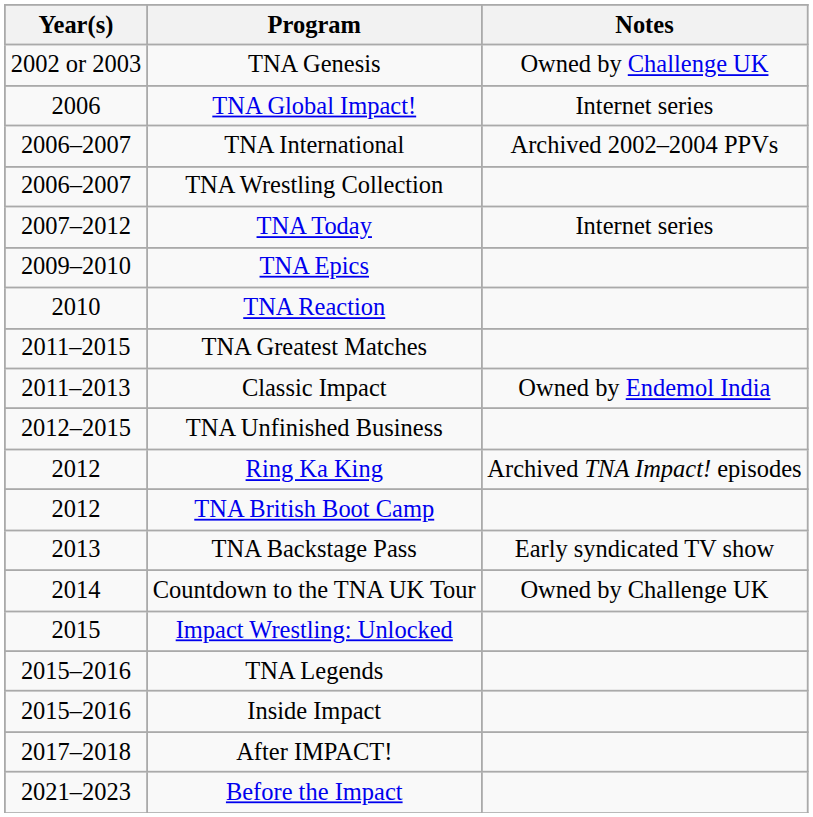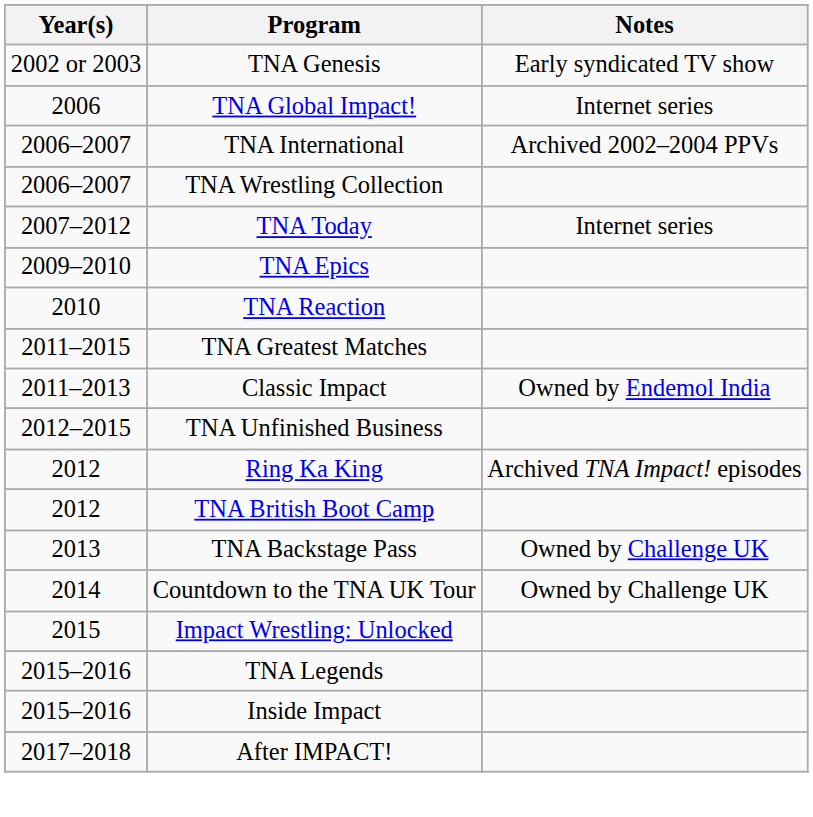(644, 64) Owned by Challenge UK -> (644, 64) Early syndicated TV show
(644, 549) Early syndicated TV show -> (644, 549) Owned by Challenge UK
- row: (314, 791)
